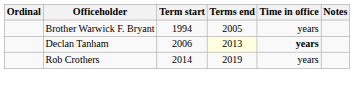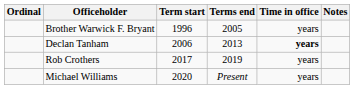(182, 28) 1994 -> (182, 28) 1996
(232, 44) lightyellow background -> (232, 44) no background
(182, 60) 2014 -> (182, 60) 2017
+ row: (81, 76)
